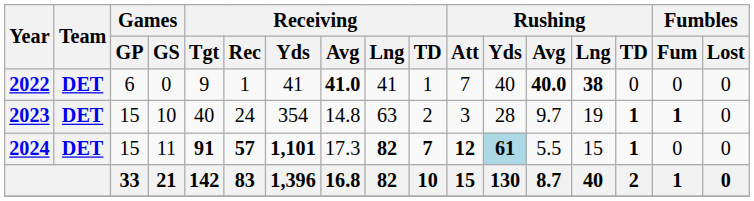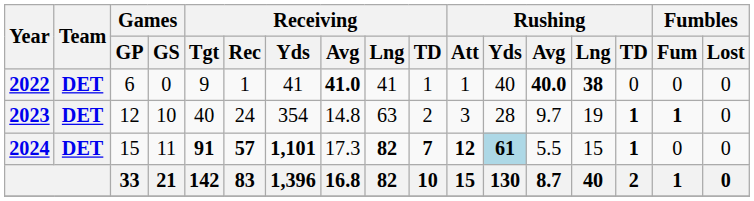(465, 84) 7 -> (465, 84) 1
(130, 116) 15 -> (130, 116) 12
